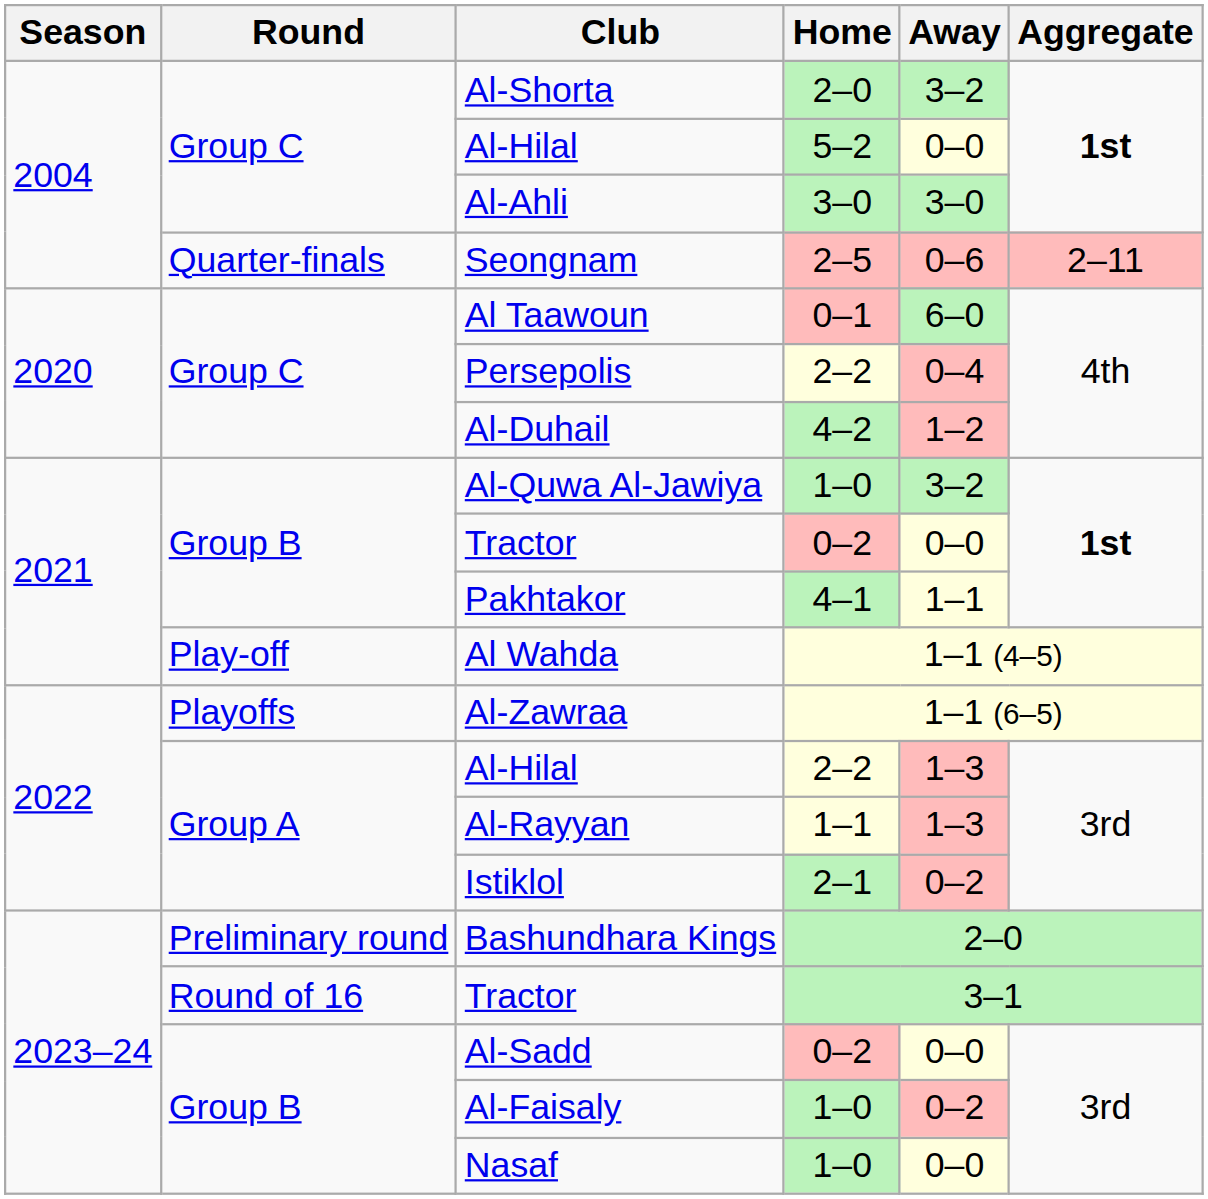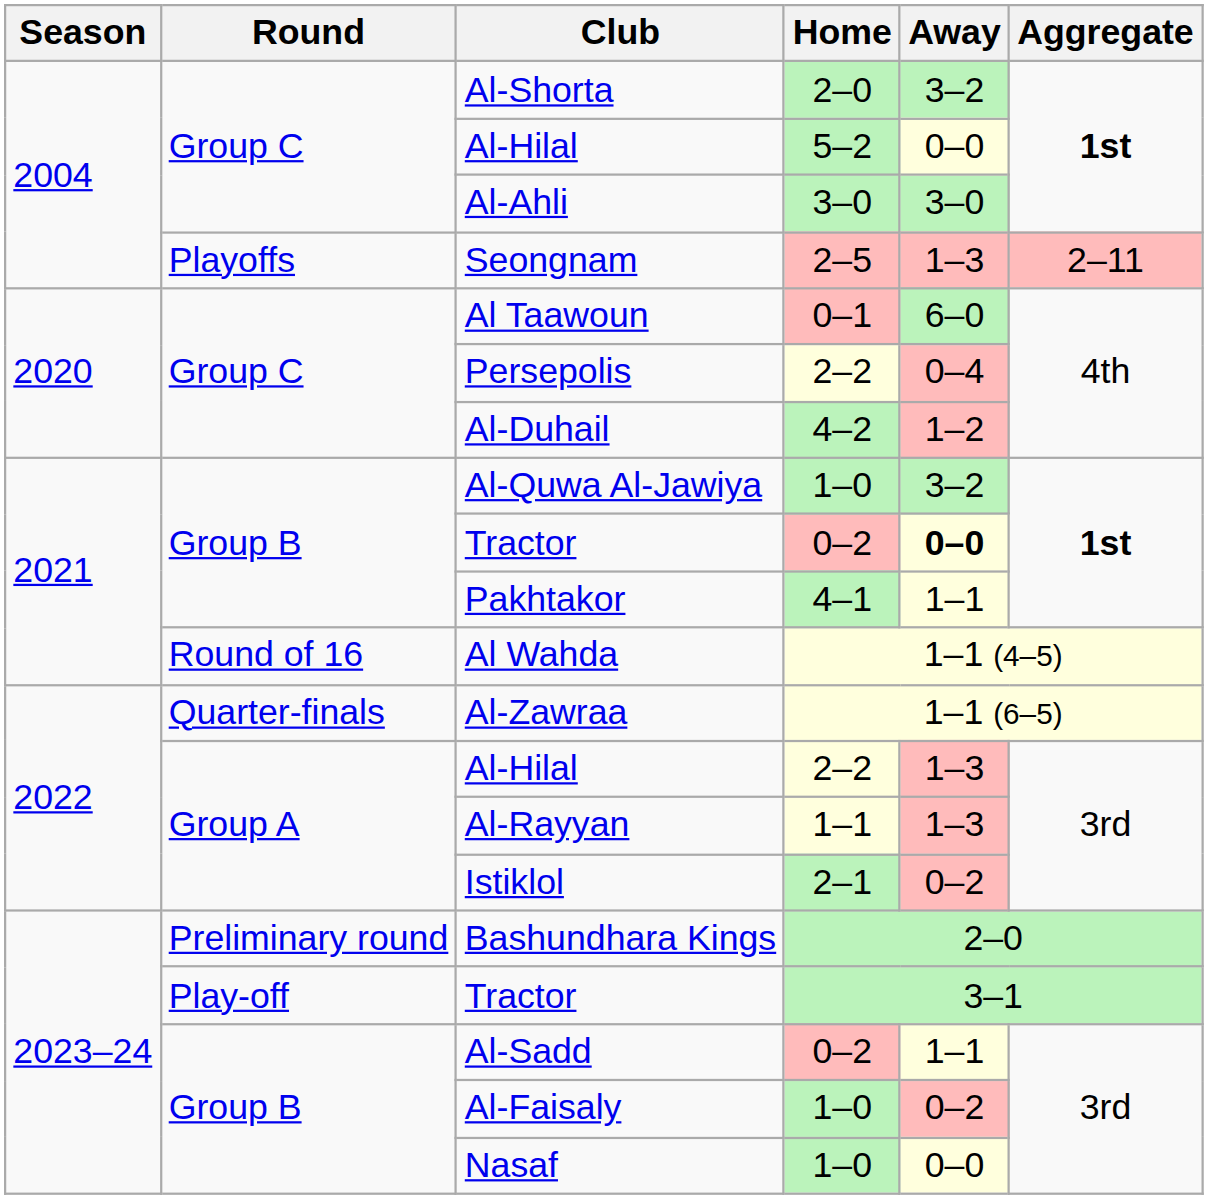(277, 259) Quarter-finals -> (232, 259) Playoffs
(955, 259) 0–6 -> (955, 259) 1–3
(955, 542) normal -> (955, 542) bold
(229, 655) Play-off -> (266, 655) Round of 16
(232, 711) Playoffs -> (277, 711) Quarter-finals
(266, 994) Round of 16 -> (229, 994) Play-off
(955, 1051) 0–0 -> (955, 1051) 1–1
